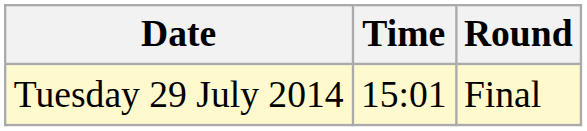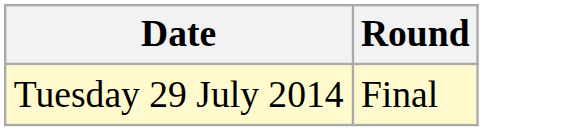- column: (404, 34)
